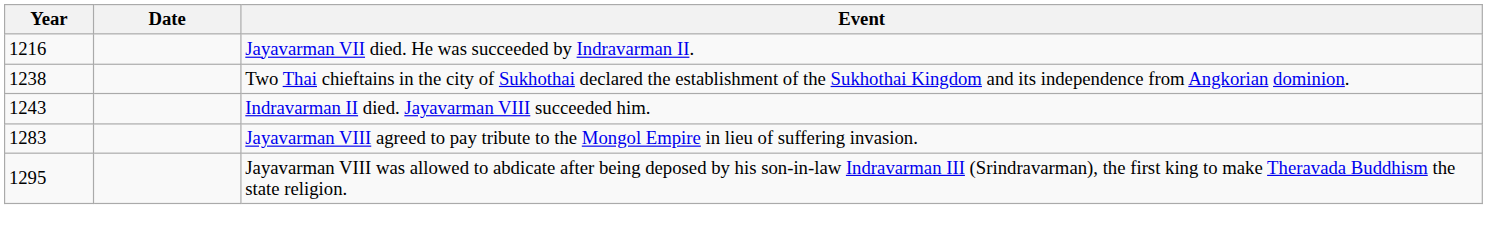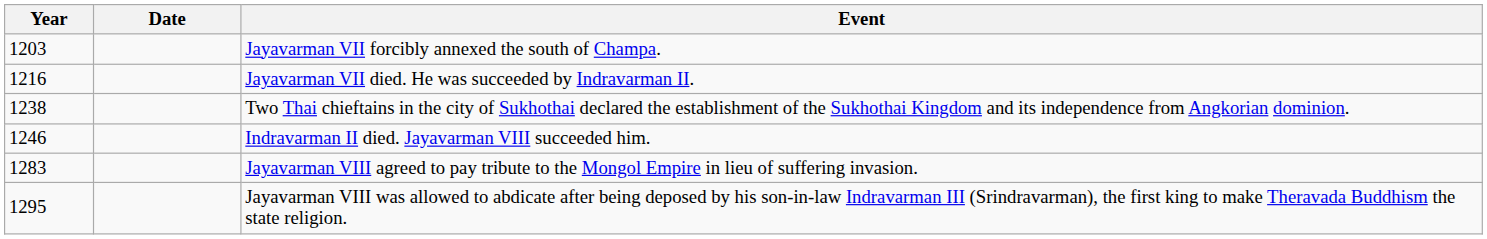+ row: (453, 49)
(28, 108) 1243 -> (28, 138) 1246
